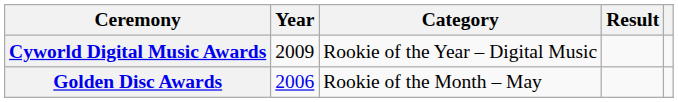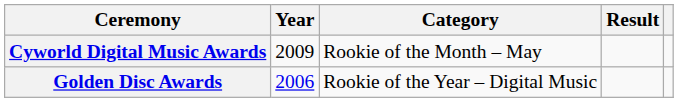(460, 50) Rookie of the Year – Digital Music -> (433, 50) Rookie of the Month – May
(433, 81) Rookie of the Month – May -> (460, 81) Rookie of the Year – Digital Music
